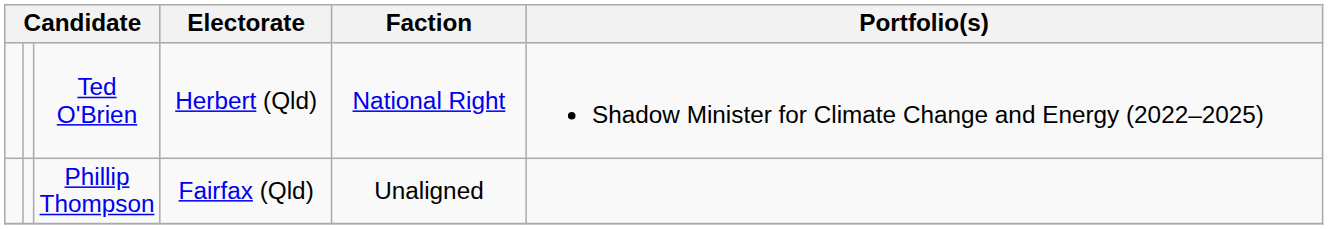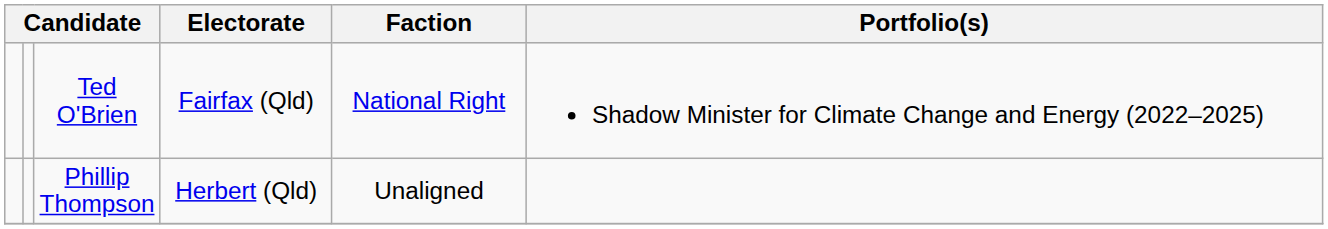(246, 100) Herbert (Qld) -> (246, 100) Fairfax (Qld)
(246, 190) Fairfax (Qld) -> (246, 190) Herbert (Qld)
